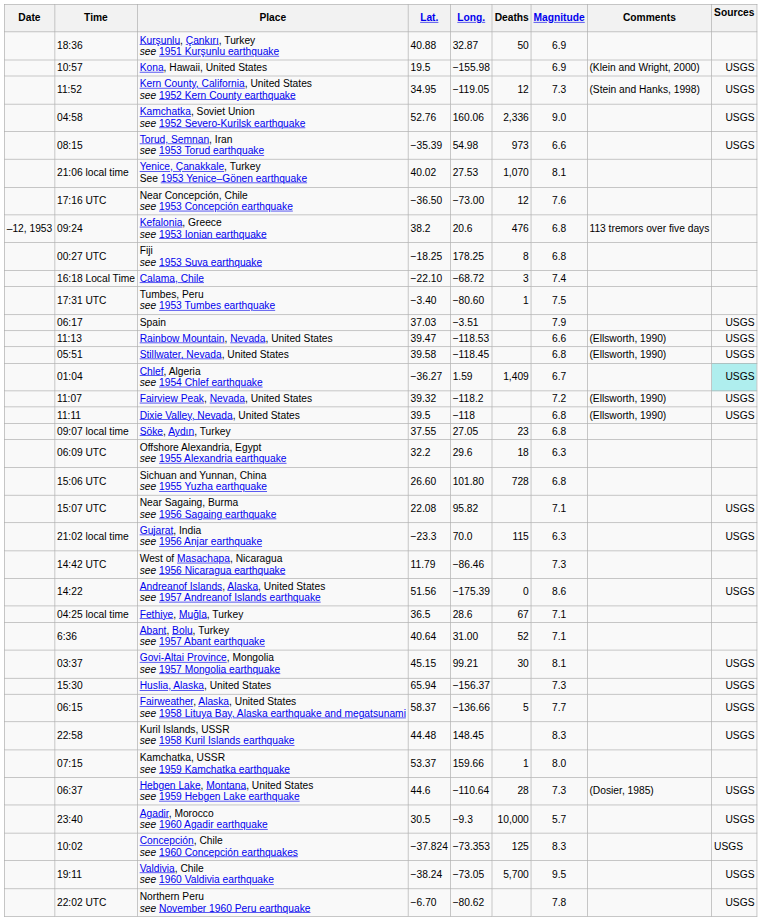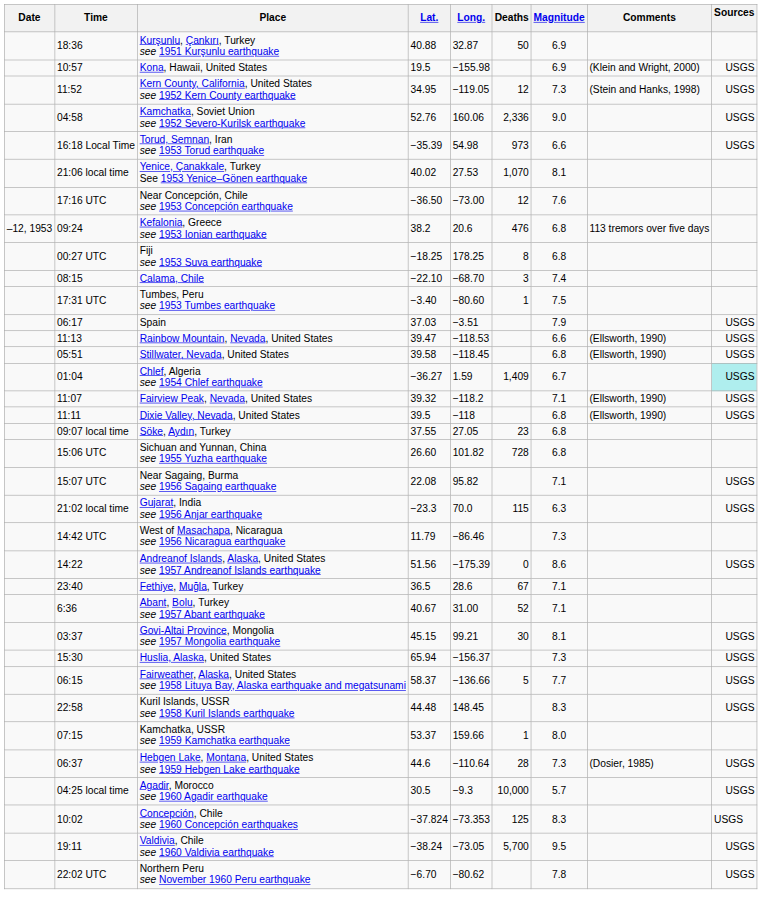(70, 145) 08:15 -> (96, 145) 16:18 Local Time
(96, 278) 16:18 Local Time -> (70, 278) 08:15
(468, 278) −68.72 -> (468, 278) −68.70
(559, 399) 7.2 -> (559, 399) 7.1
- row: (213, 453)
(468, 481) 101.80 -> (468, 453) 101.82
(93, 614) 04:25 local time -> (70, 586) 23:40
(423, 636) 40.64 -> (423, 608) 40.67
(70, 819) 23:40 -> (93, 791) 04:25 local time
